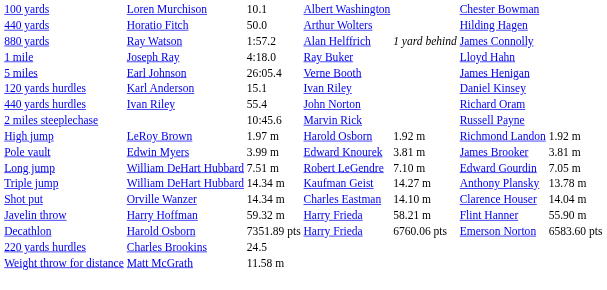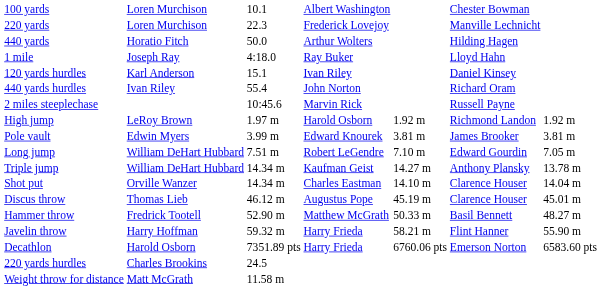+ row: (27, 25)
- row: (27, 41)
- row: (21, 73)
+ row: (35, 199)
+ row: (39, 215)
